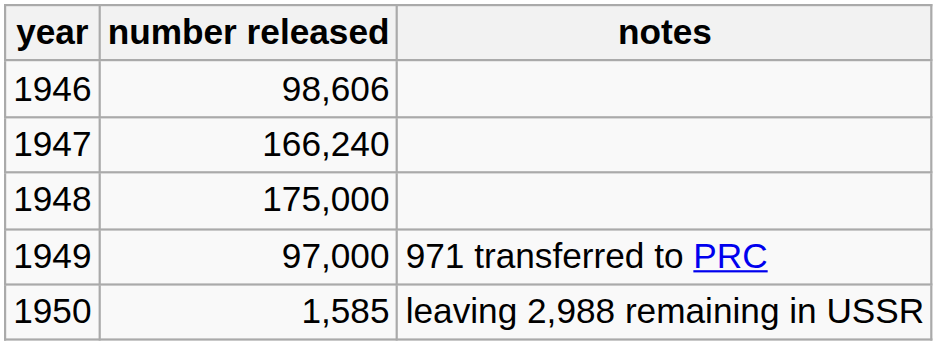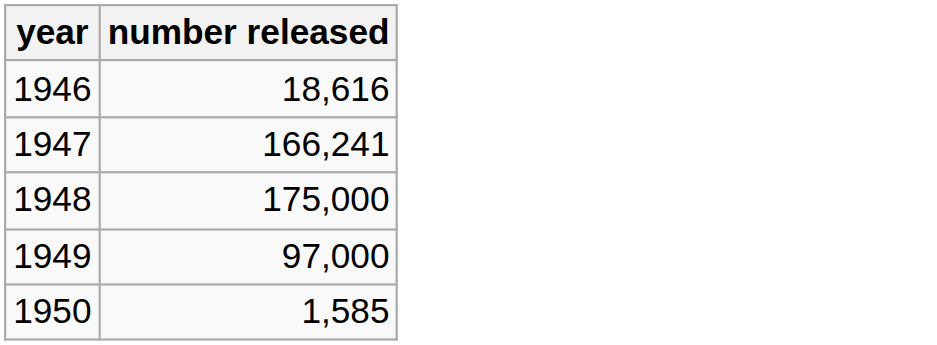- column: (665, 32)
(336, 88) 98,606 -> (336, 88) 18,616
(326, 144) 166,240 -> (326, 144) 166,241
